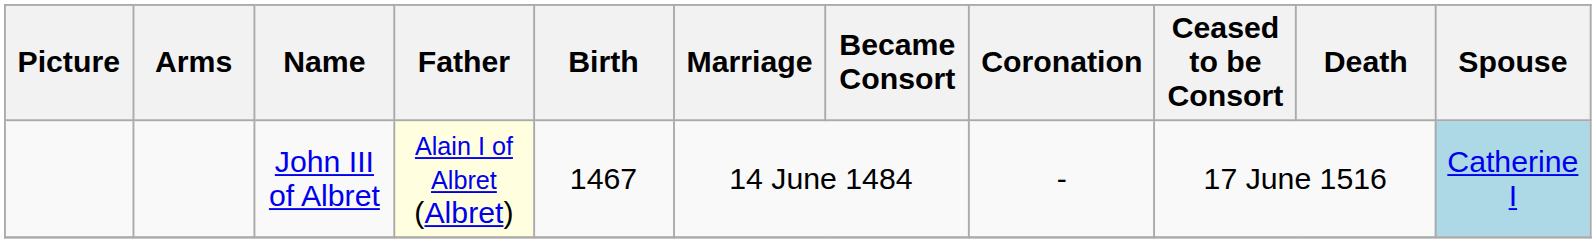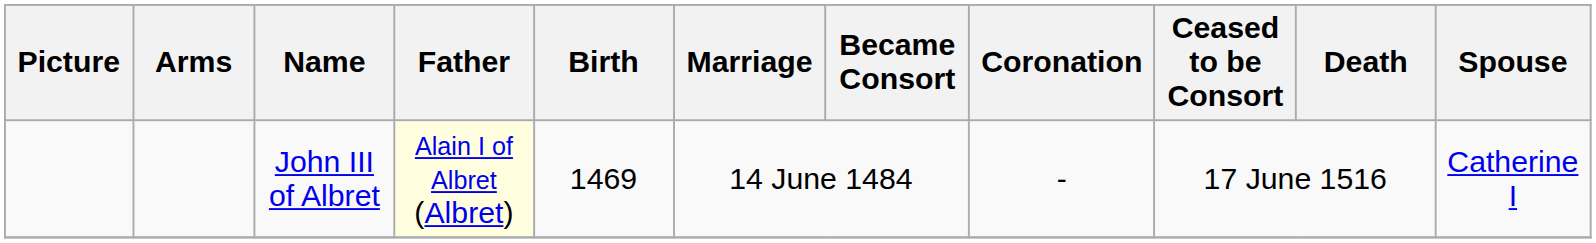(603, 178) 1467 -> (603, 178) 1469
(1513, 178) lightblue background -> (1513, 178) no background
